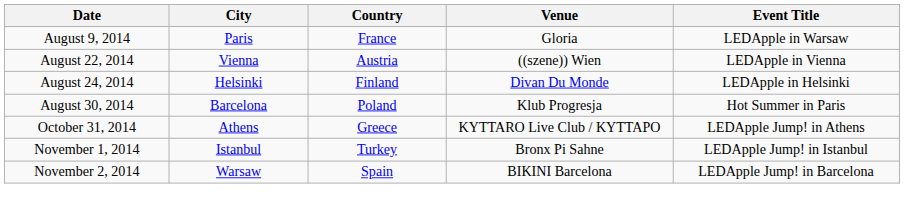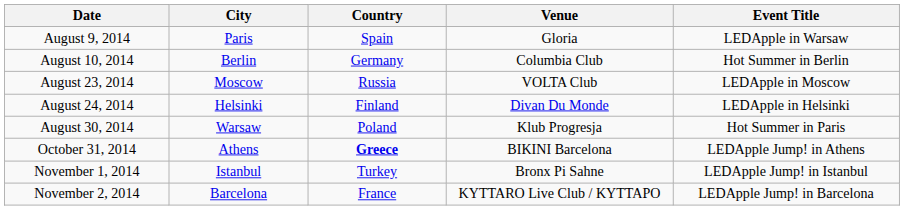(377, 37) France -> (377, 37) Spain
+ row: (87, 60)
- row: (87, 60)
+ row: (87, 82)
(239, 104) Barcelona -> (239, 127) Warsaw
(377, 127) normal -> (377, 149) bold
(560, 127) KYTTARO Live Club / ΚΥΤΤΑΡΟ -> (560, 149) BIKINI Barcelona
(239, 171) Warsaw -> (239, 194) Barcelona
(377, 171) Spain -> (377, 194) France
(560, 171) BIKINI Barcelona -> (560, 194) KYTTARO Live Club / ΚΥΤΤΑΡΟ
